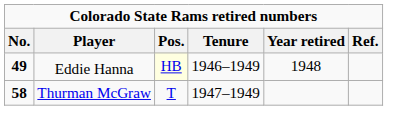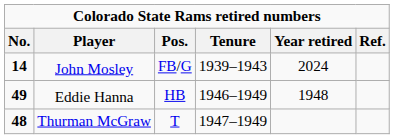+ row: (94, 68)
(171, 66) lightyellow background -> (175, 95) no background
(19, 92) 58 -> (19, 121) 48
